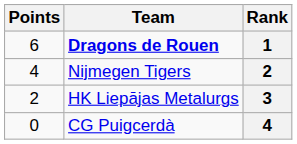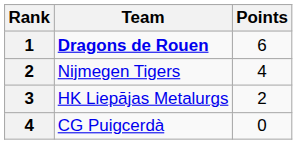columns swapped: (267, 17) <-> (34, 17)
